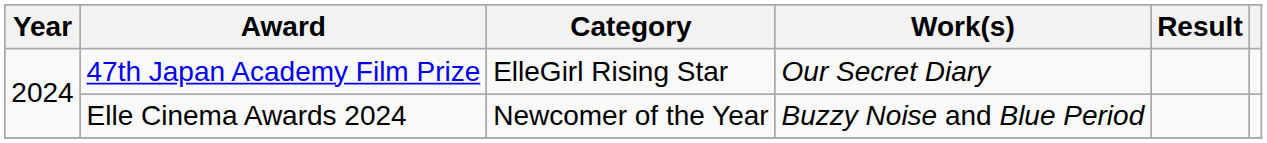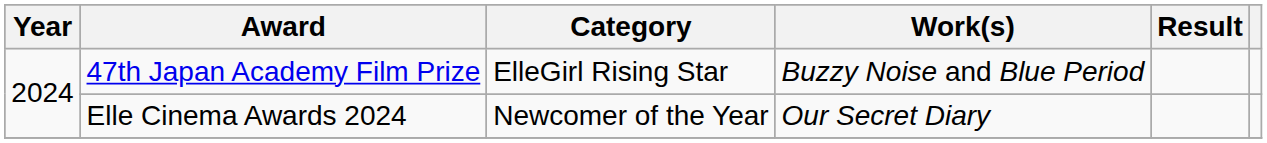(886, 71) Our Secret Diary -> (963, 71) Buzzy Noise and Blue Period
(963, 115) Buzzy Noise and Blue Period -> (886, 115) Our Secret Diary
